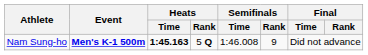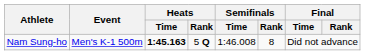(108, 43) bold -> (107, 43) normal
(274, 43) 9 -> (271, 43) 8
